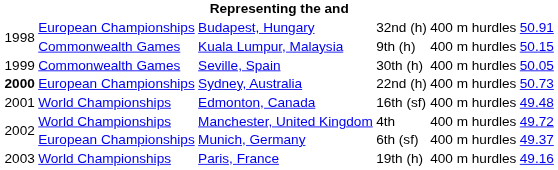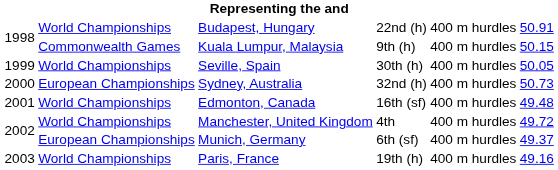(116, 27) European Championships -> (105, 27) World Championships
(401, 27) 32nd (h) -> (401, 27) 22nd (h)
(109, 65) Commonwealth Games -> (105, 65) World Championships
(20, 84) bold -> (20, 84) normal
(401, 84) 22nd (h) -> (401, 84) 32nd (h)
